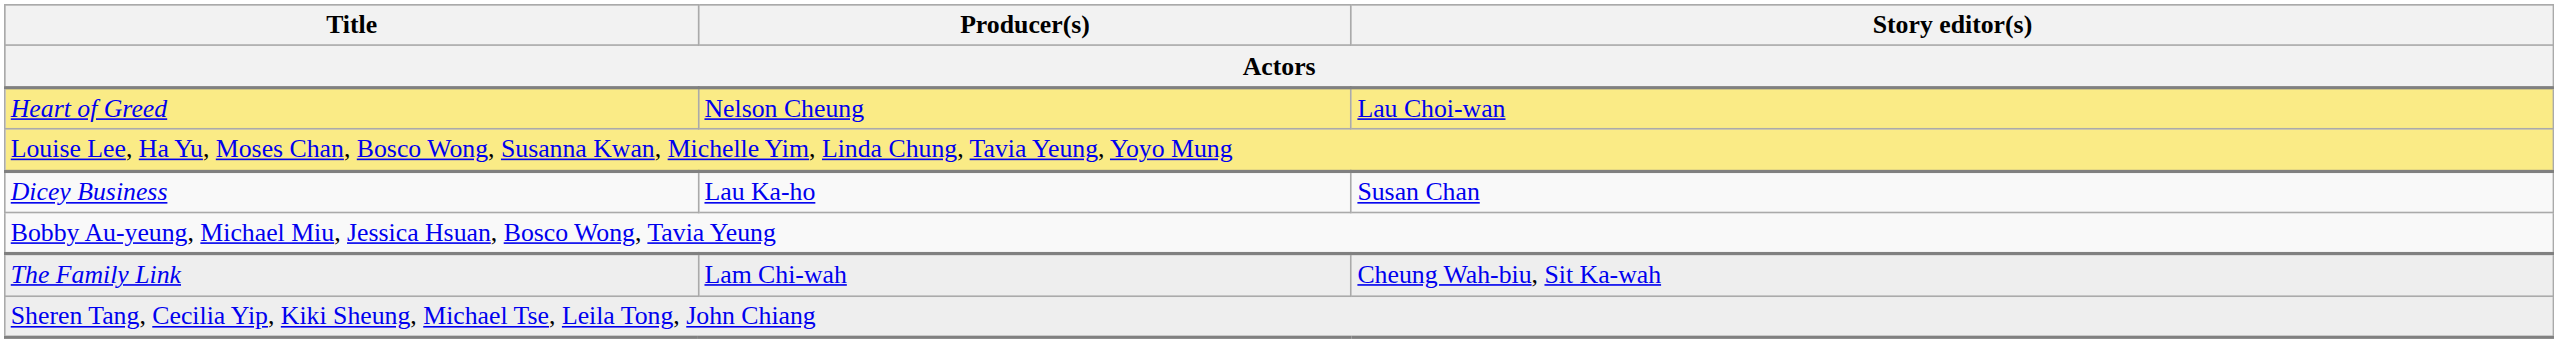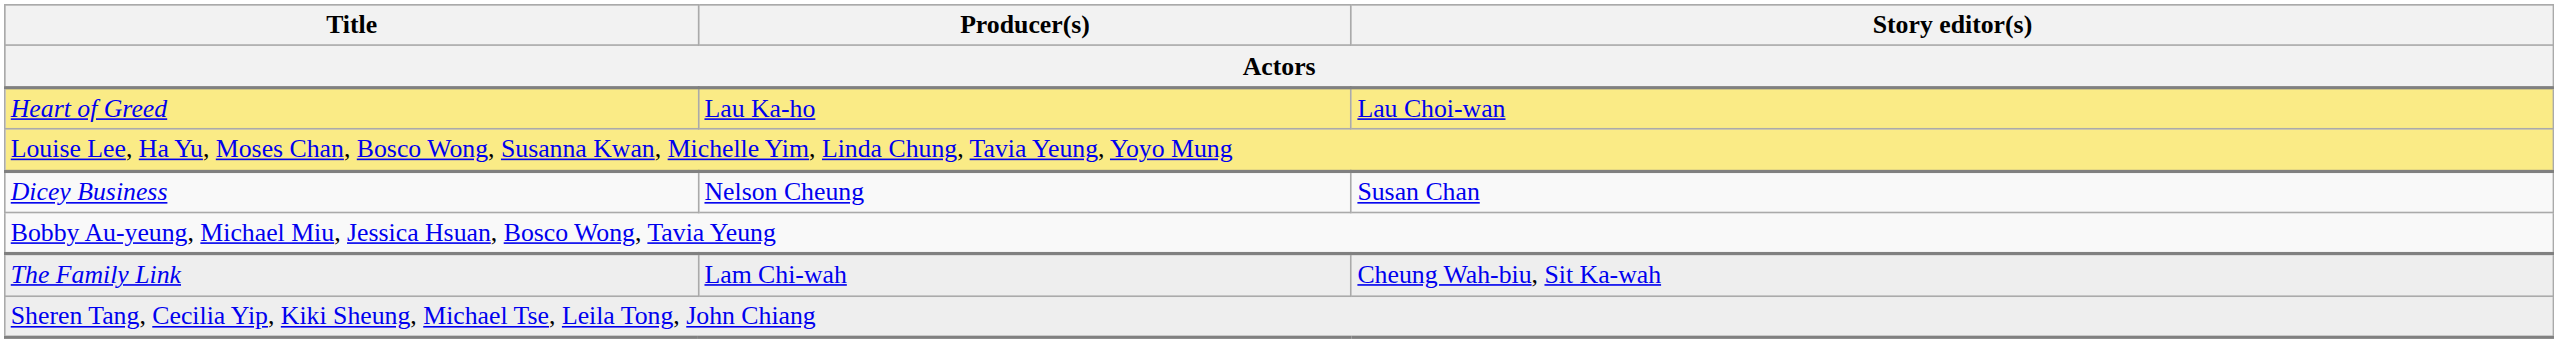(784, 108) Nelson Cheung -> (760, 108) Lau Ka-ho
(760, 191) Lau Ka-ho -> (784, 191) Nelson Cheung
